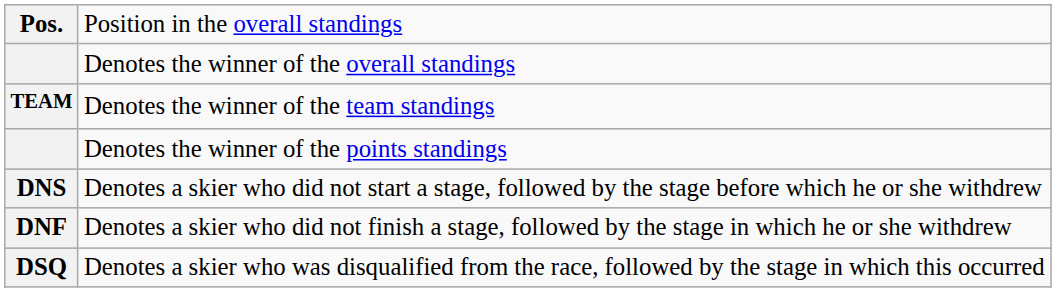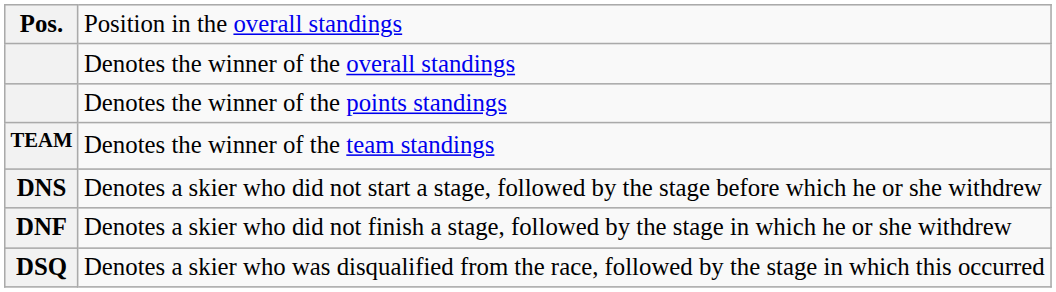rows swapped: (295, 148) <-> (289, 106)
